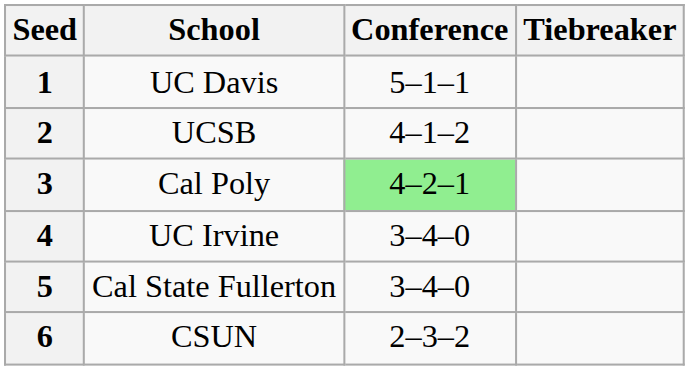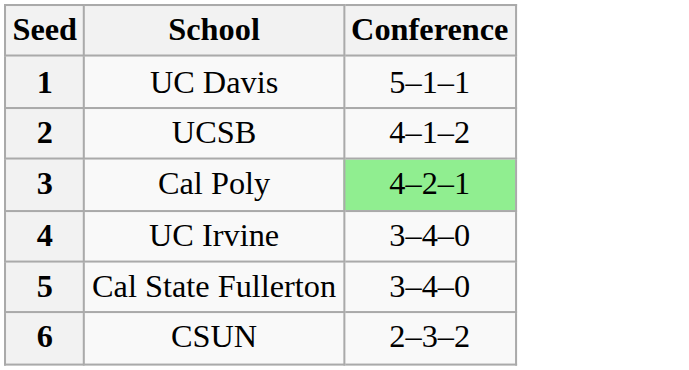- column: (600, 30)
